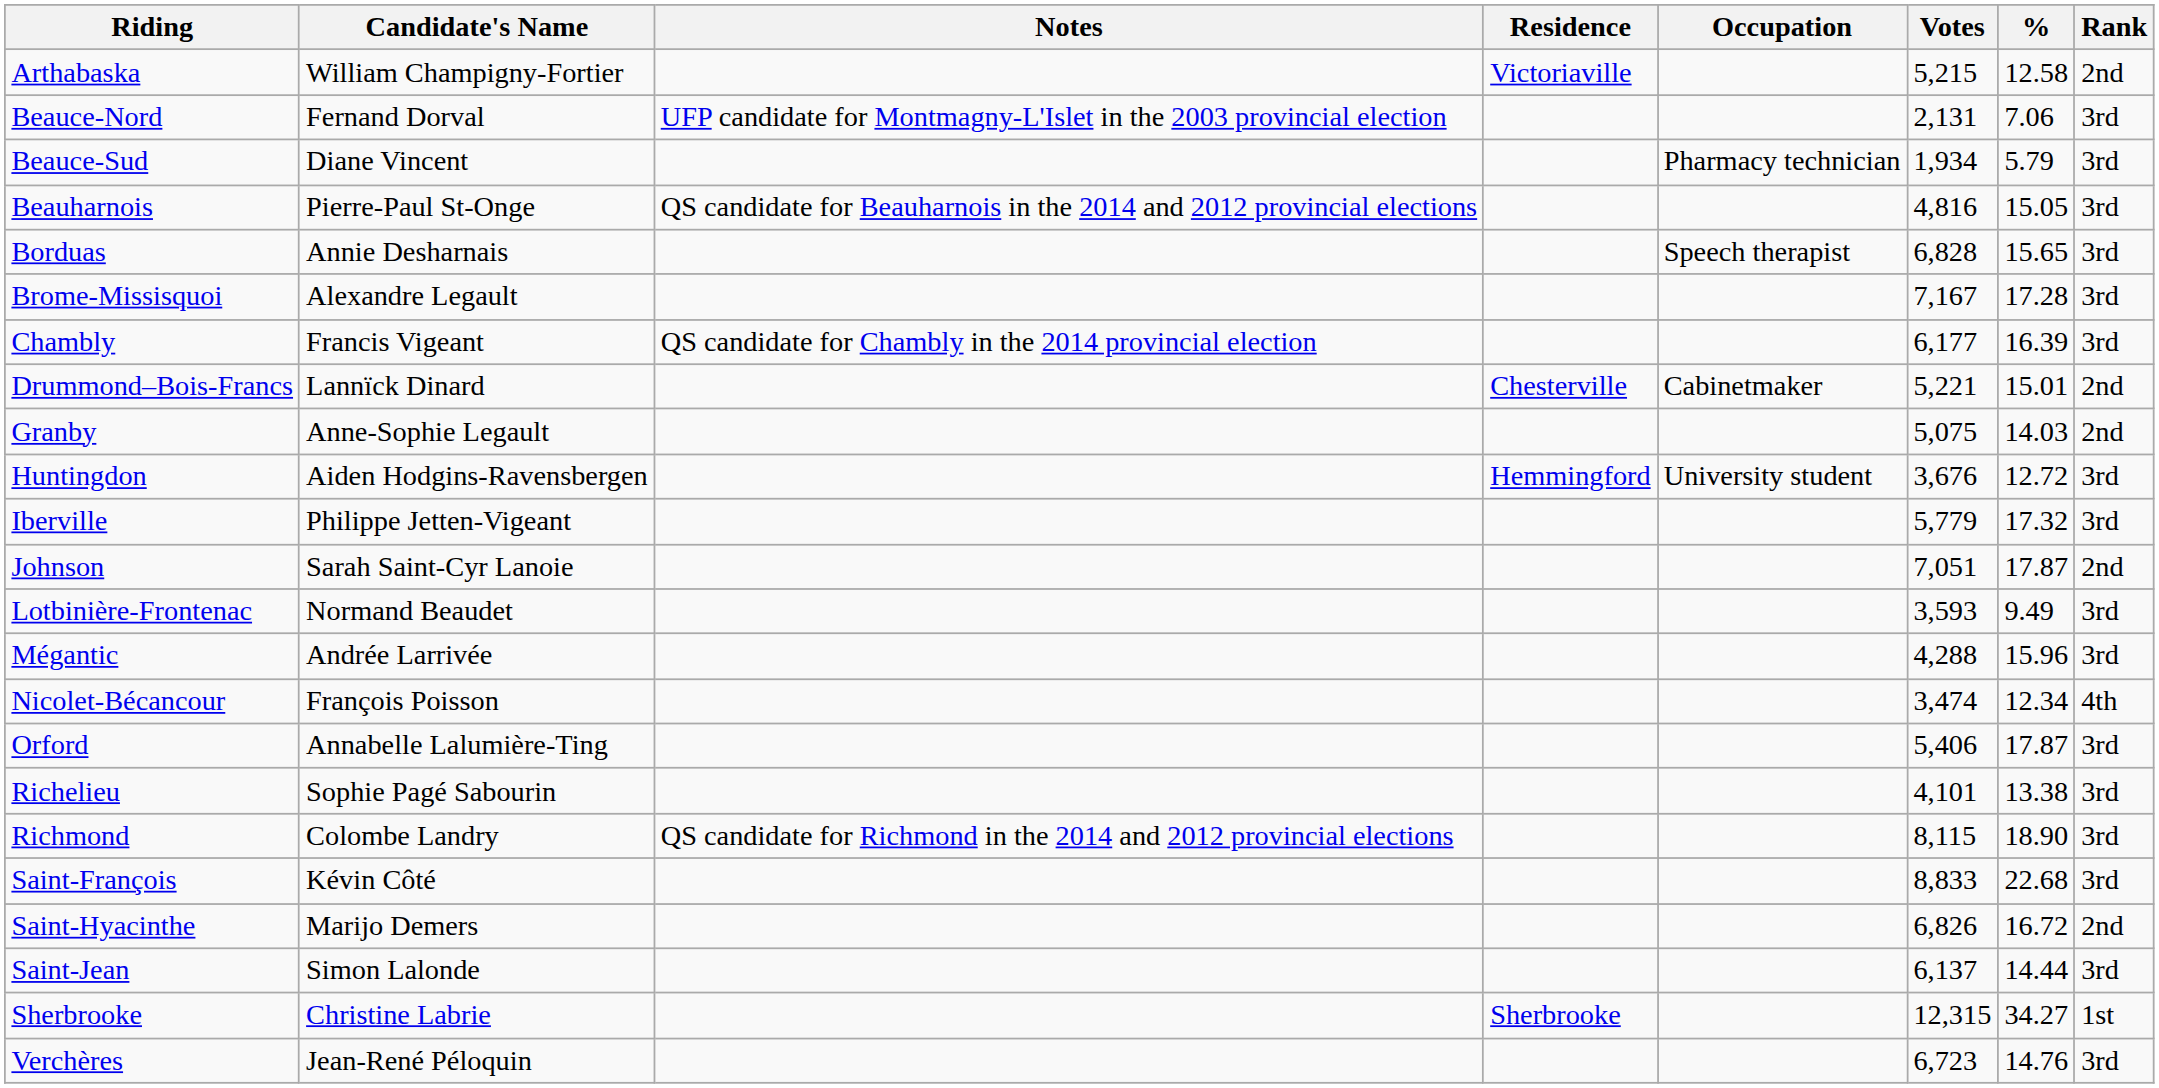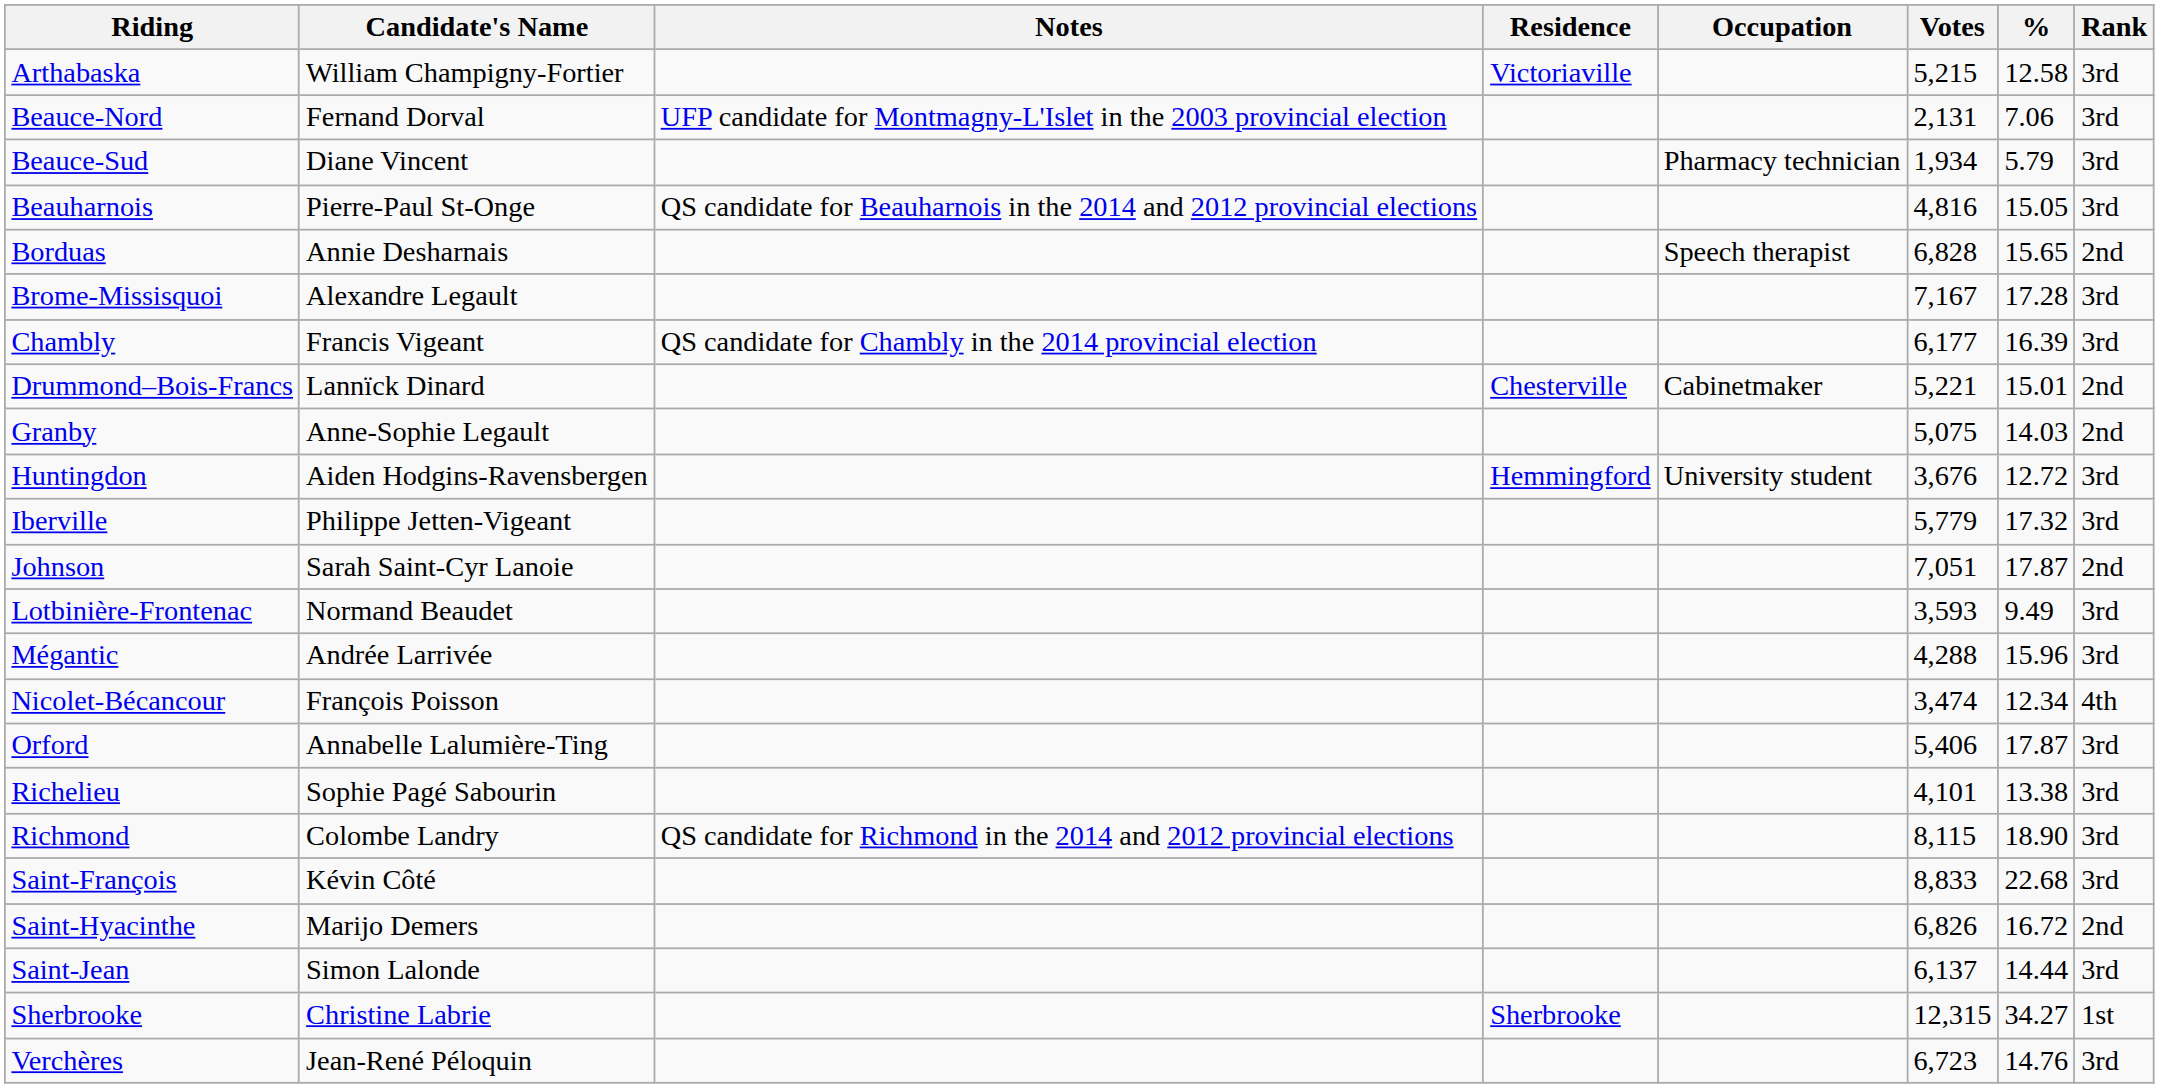(2102, 71) 2nd -> (2100, 71) 3rd
(2100, 251) 3rd -> (2102, 251) 2nd
